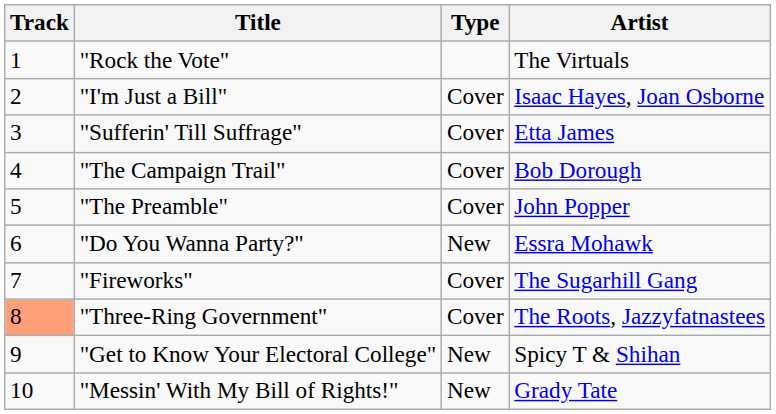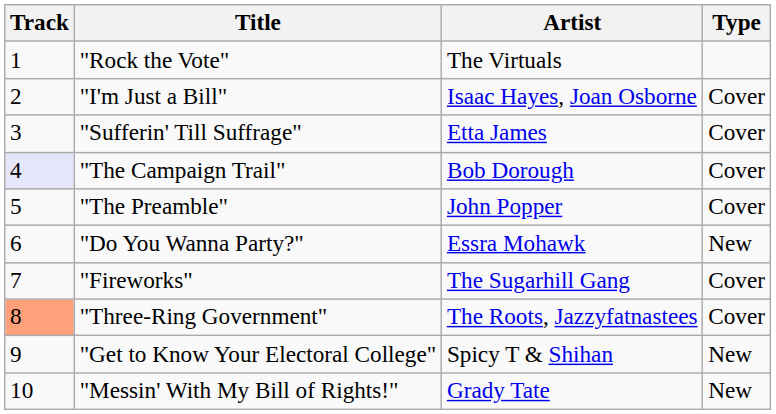columns swapped: (640, 22) <-> (475, 22)
(16, 170) no background -> (16, 170) lavender background
